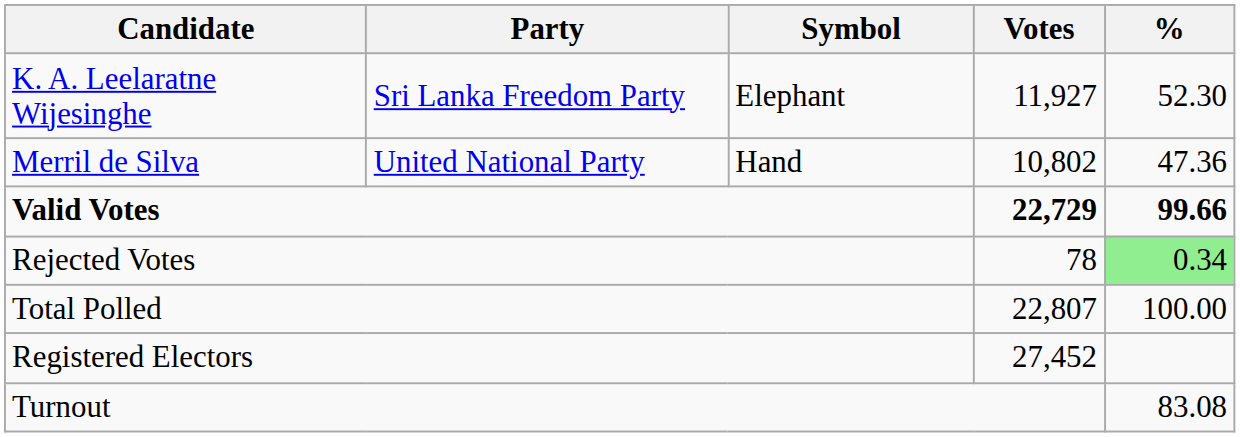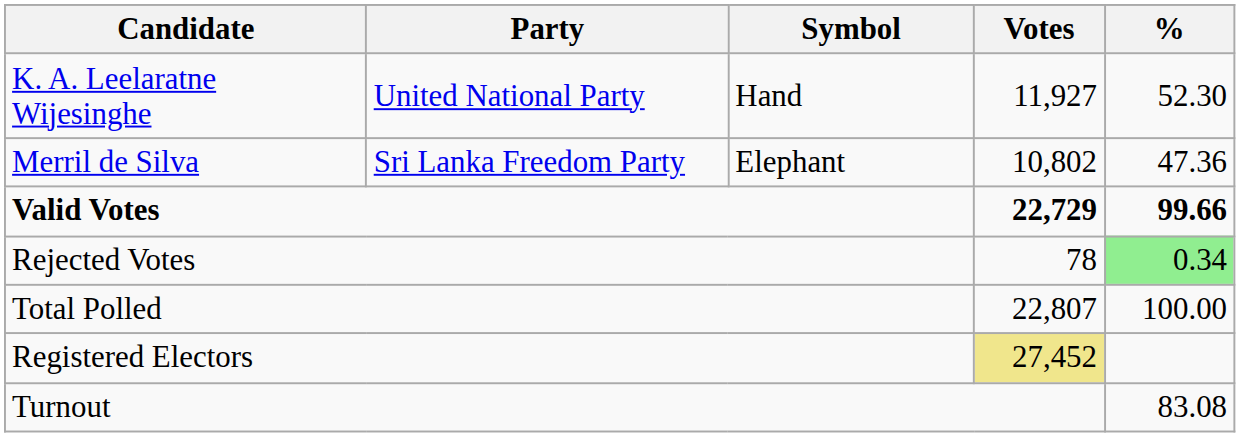(529, 95) Sri Lanka Freedom Party -> (509, 95) United National Party
(790, 95) Elephant -> (769, 95) Hand
(509, 161) United National Party -> (529, 161) Sri Lanka Freedom Party
(769, 161) Hand -> (790, 161) Elephant
(1055, 357) no background -> (1055, 357) khaki background
